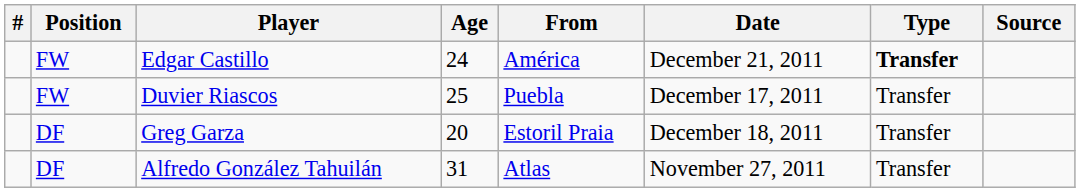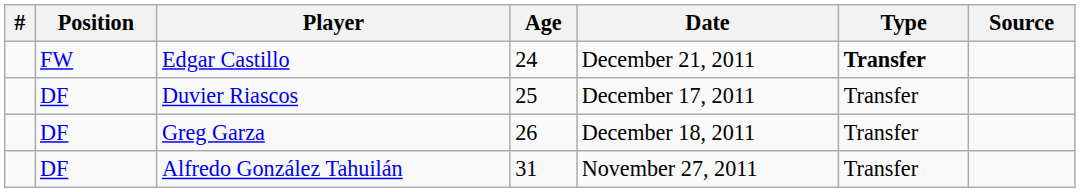- column: (571, 22)
(52, 96) FW -> (54, 96) DF
(457, 132) 20 -> (526, 132) 26
